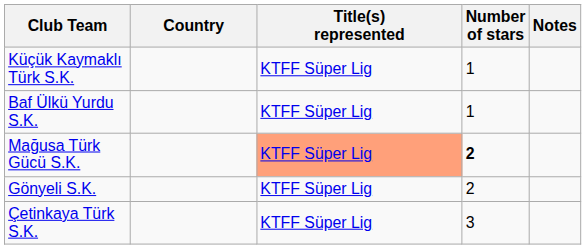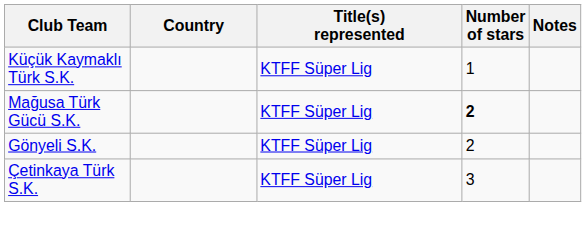- row: (61, 111)
(316, 154) lightsalmon background -> (316, 111) no background
